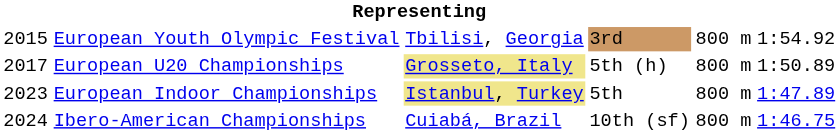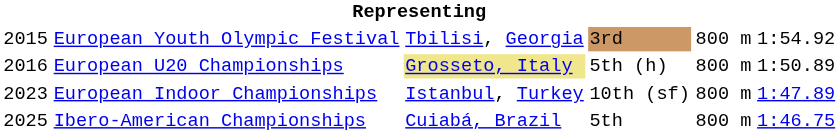(26, 66) 2017 -> (26, 66) 2016
(494, 94) khaki background -> (494, 94) no background
(606, 94) 5th -> (640, 94) 10th (sf)
(26, 121) 2024 -> (26, 121) 2025
(640, 121) 10th (sf) -> (606, 121) 5th
